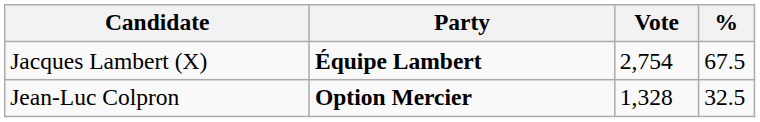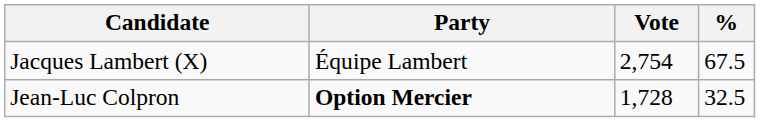(398, 60) bold -> (391, 60) normal
(646, 97) 1,328 -> (646, 97) 1,728
